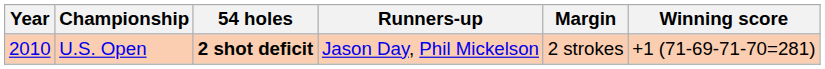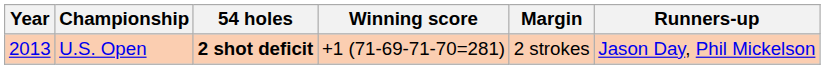columns swapped: (724, 19) <-> (430, 19)
(30, 49) 2010 -> (30, 49) 2013
